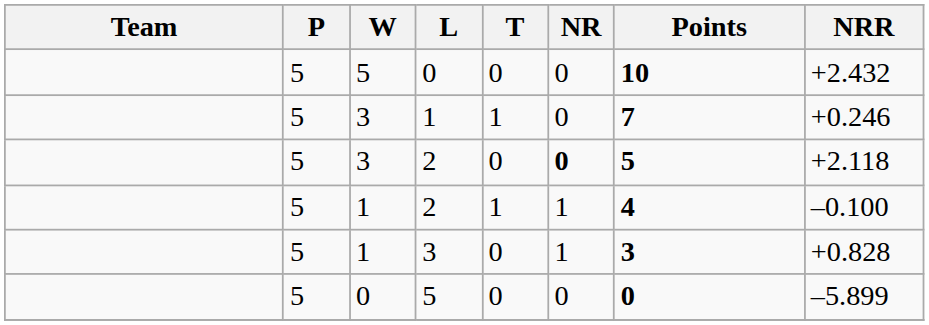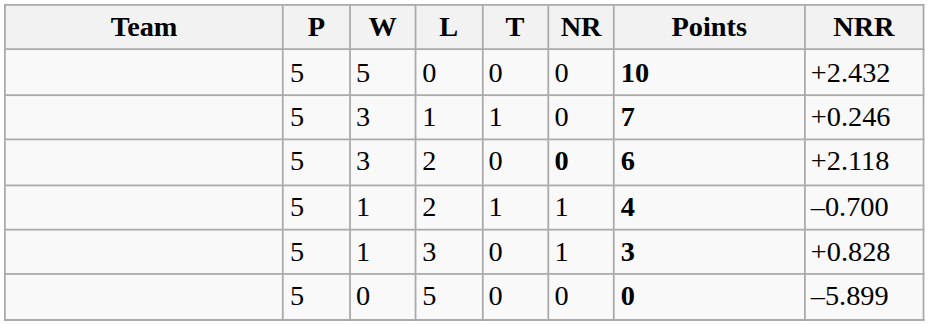(628, 161) 5 -> (628, 161) 6
(850, 206) –0.100 -> (850, 206) –0.700
